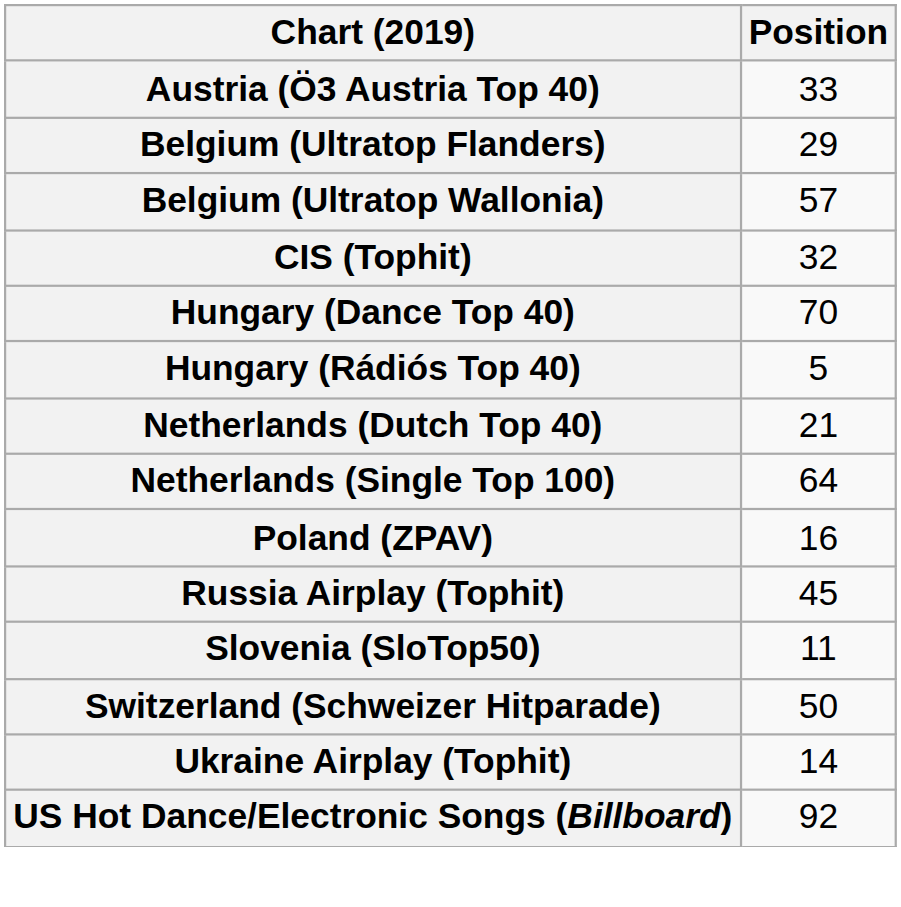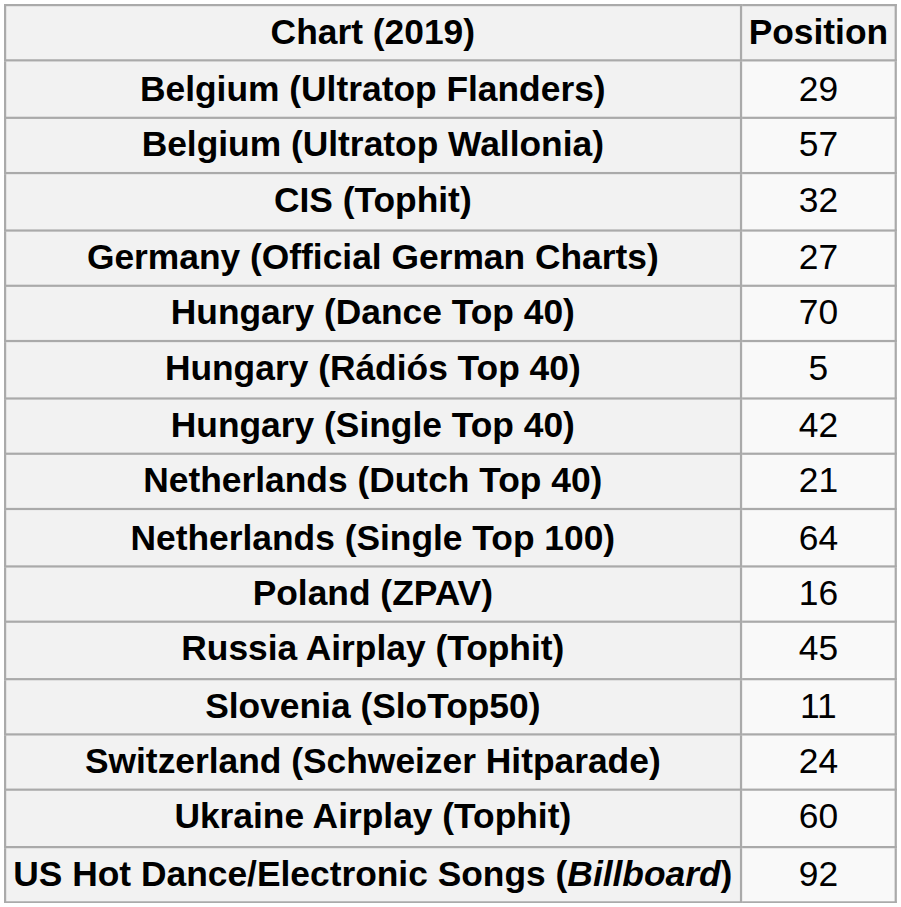- row: (373, 88)
+ row: (373, 256)
+ row: (373, 425)
(818, 705) 50 -> (818, 761) 24
(818, 761) 14 -> (818, 817) 60
